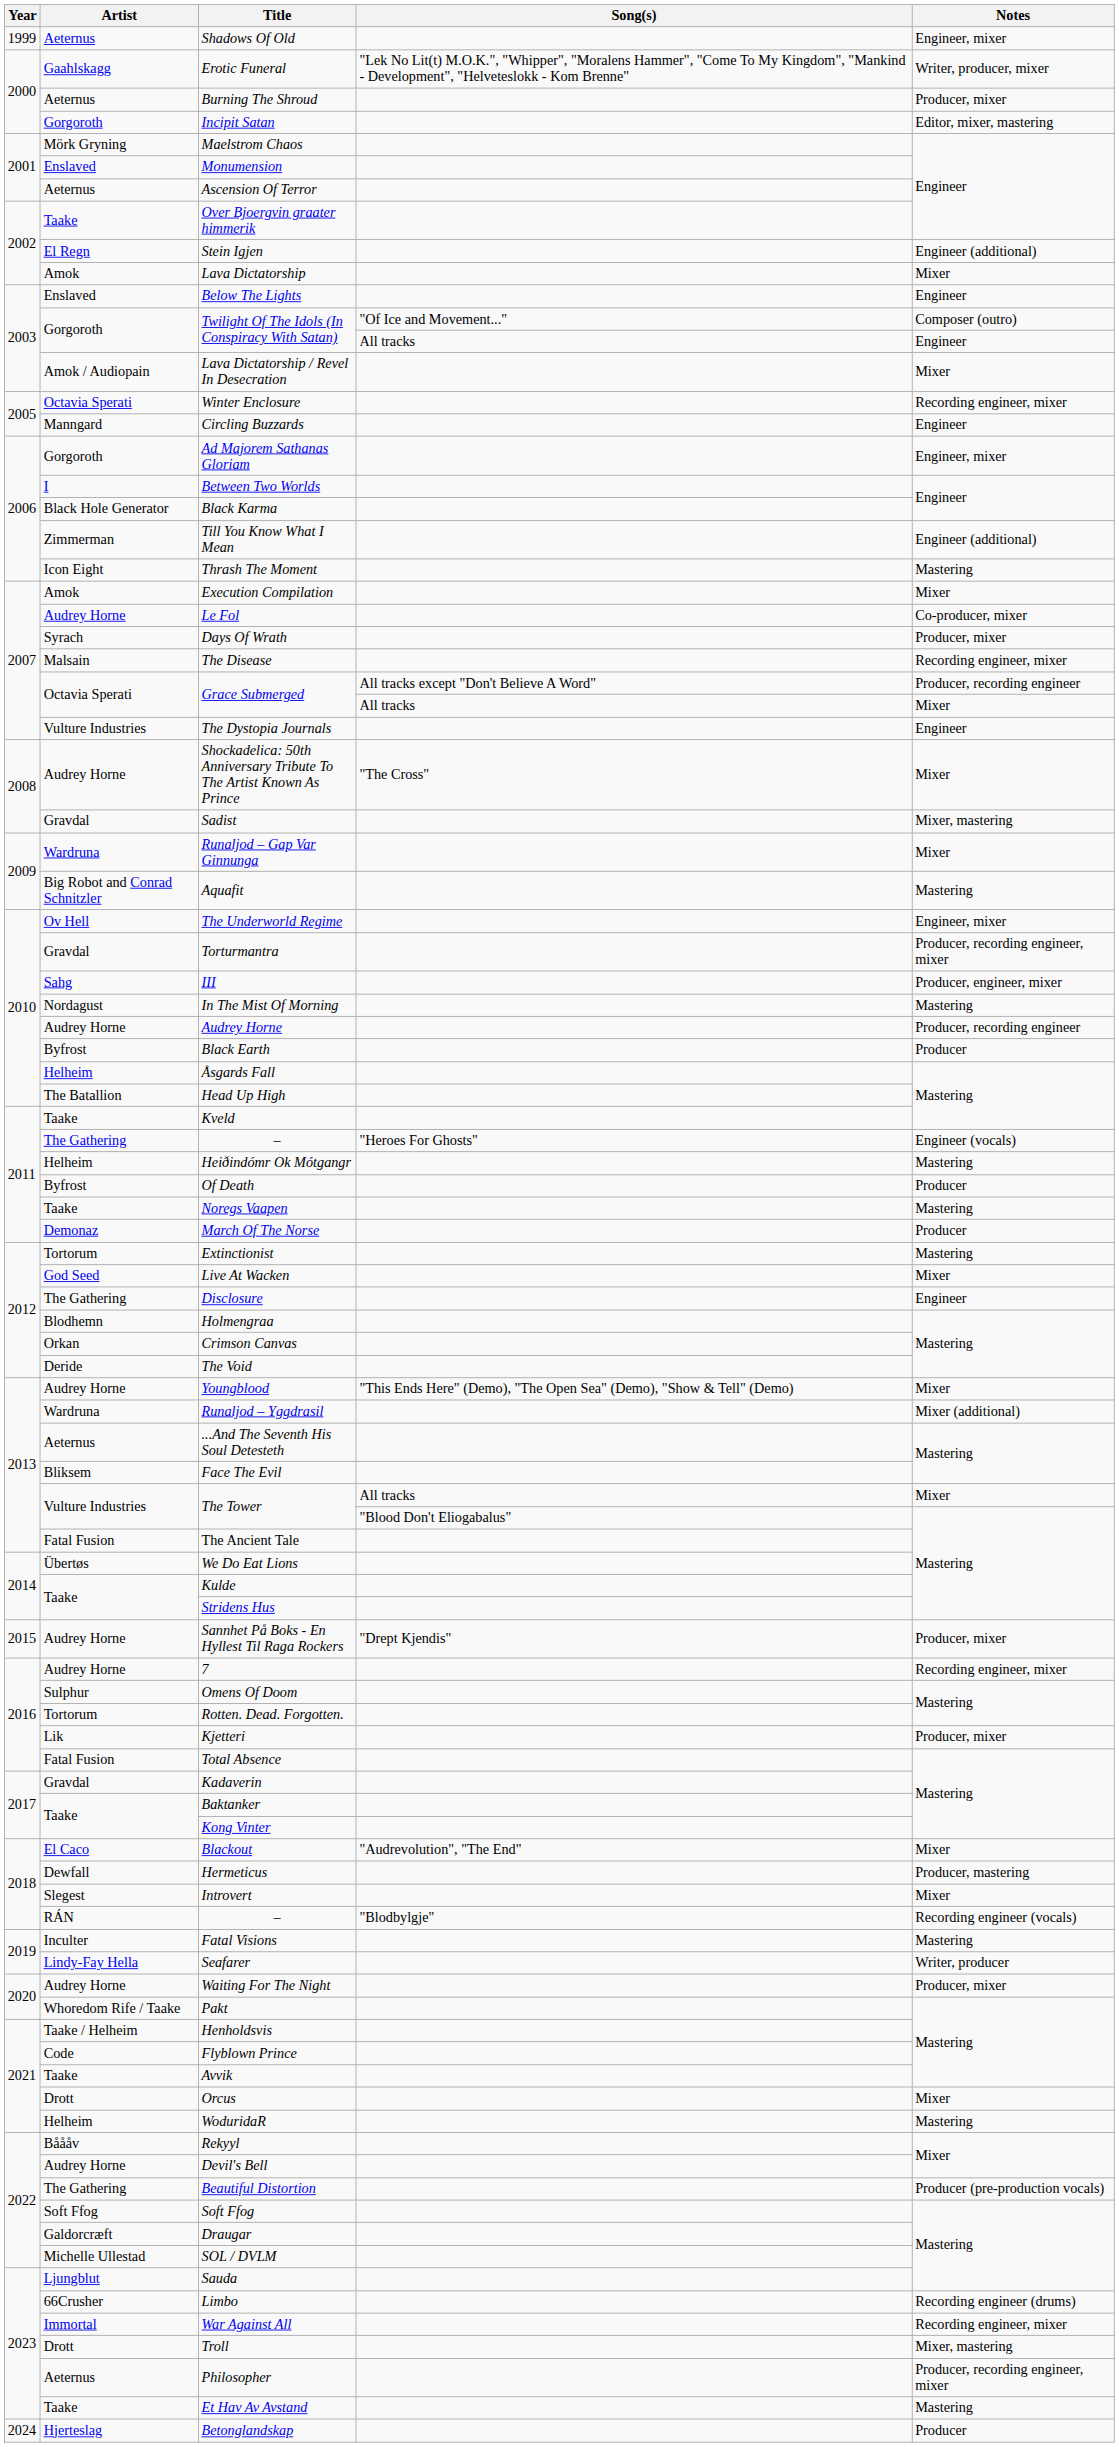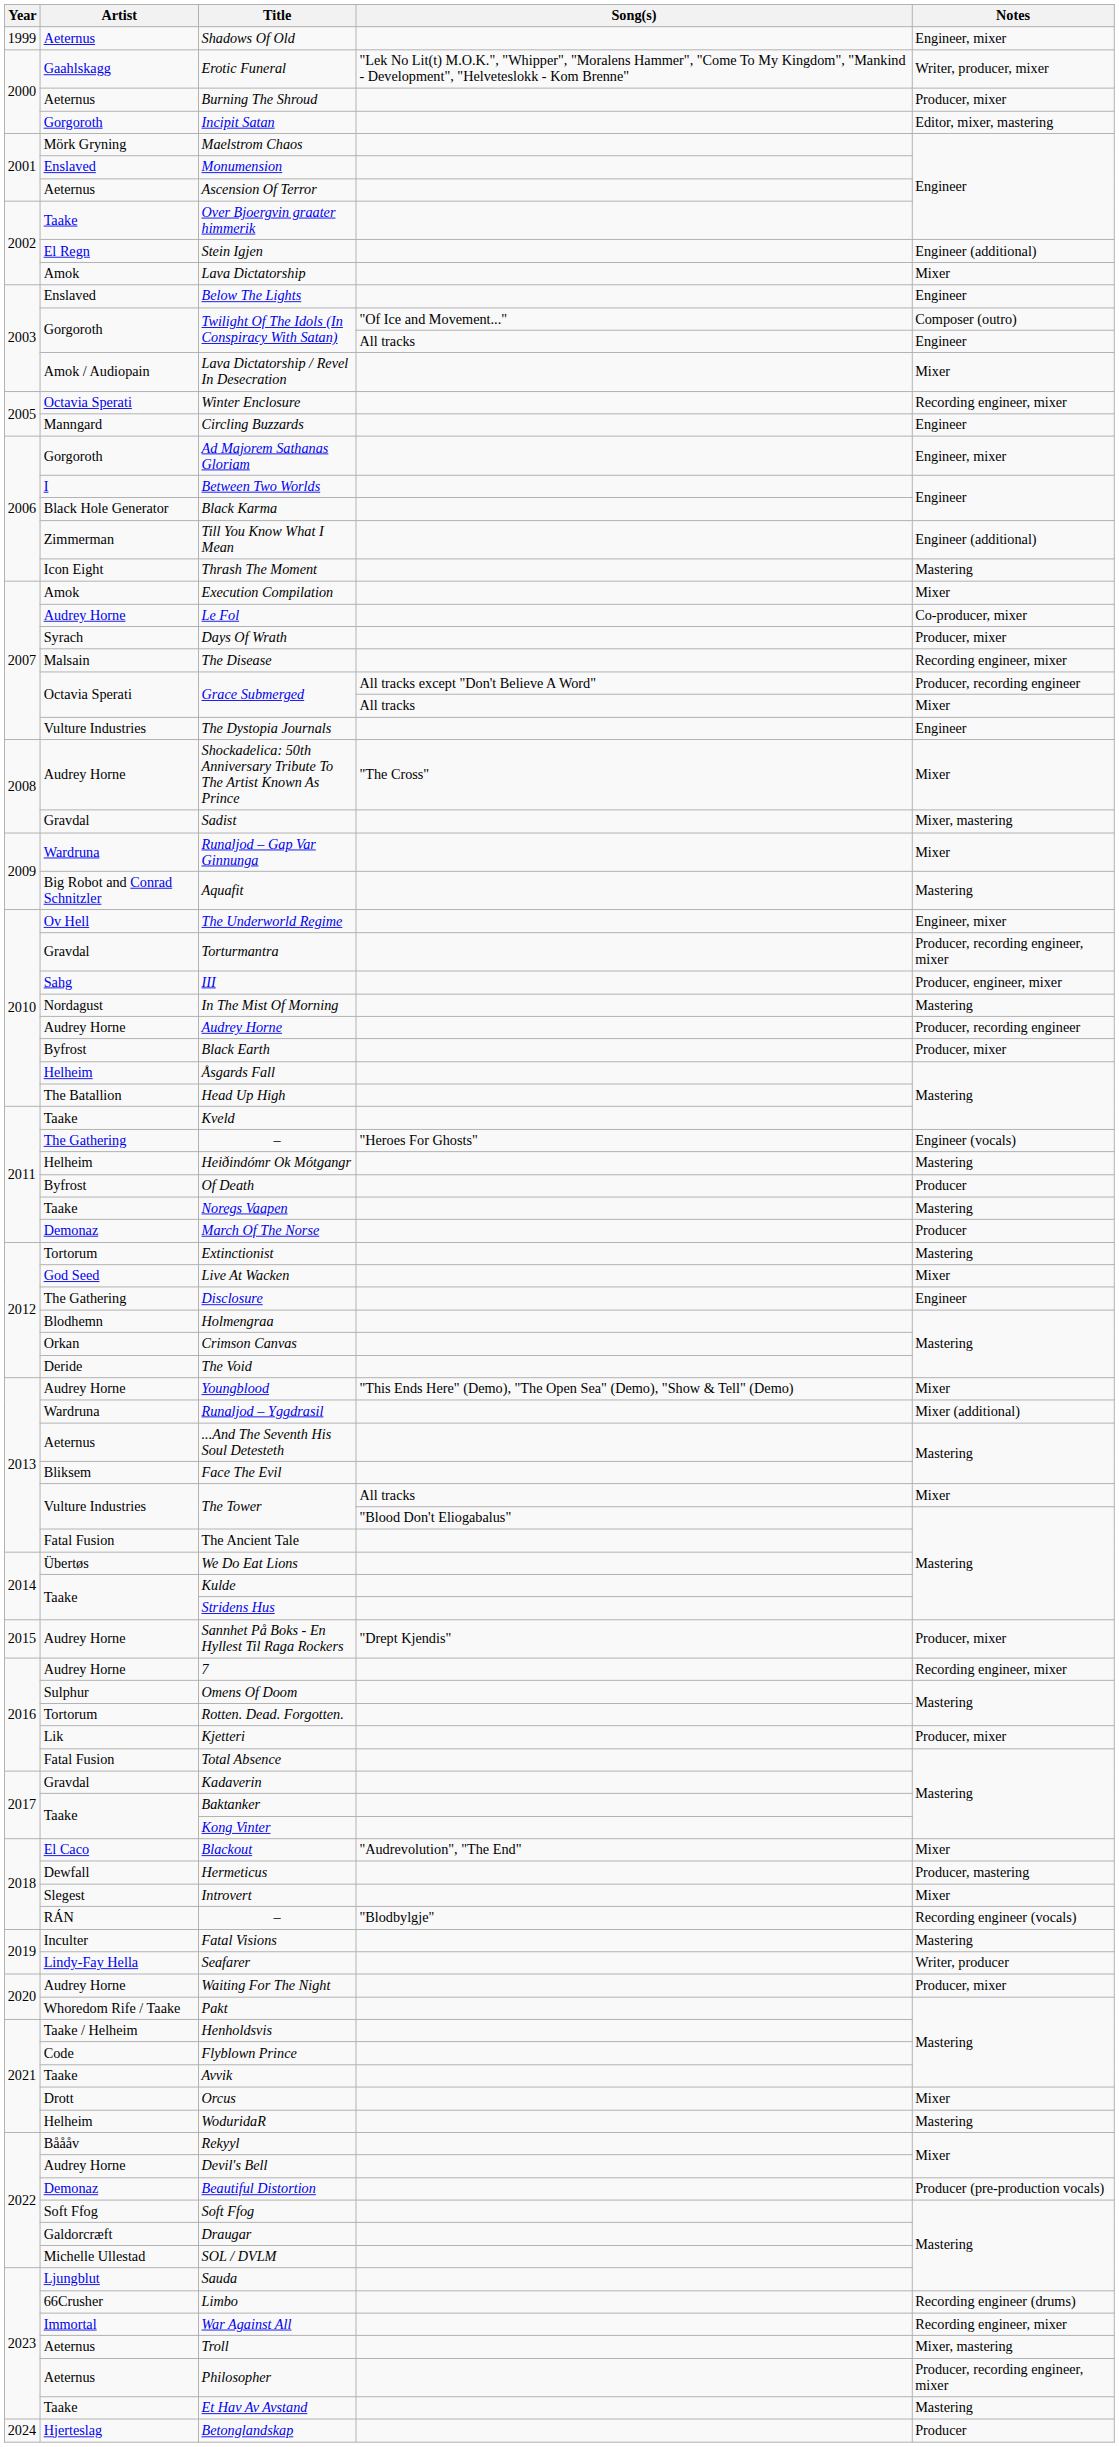(941, 1050) Producer -> (961, 1050) Producer, mixer
(85, 2188) The Gathering -> (71, 2188) Demonaz
(59, 2346) Drott -> (69, 2346) Aeternus
